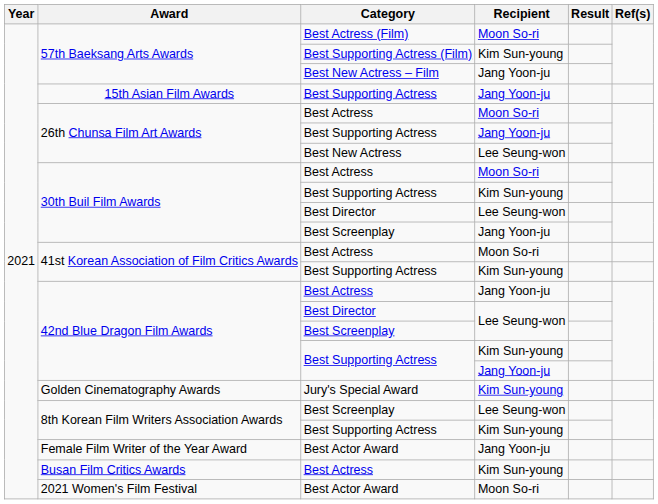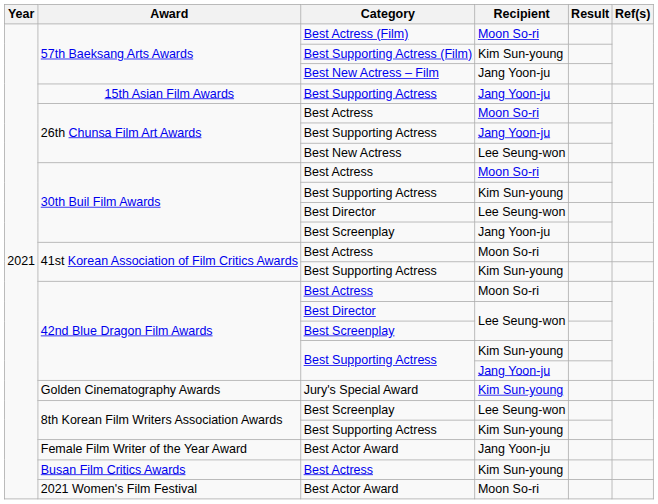(514, 291) Jang Yoon-ju -> (508, 291) Moon So-ri
